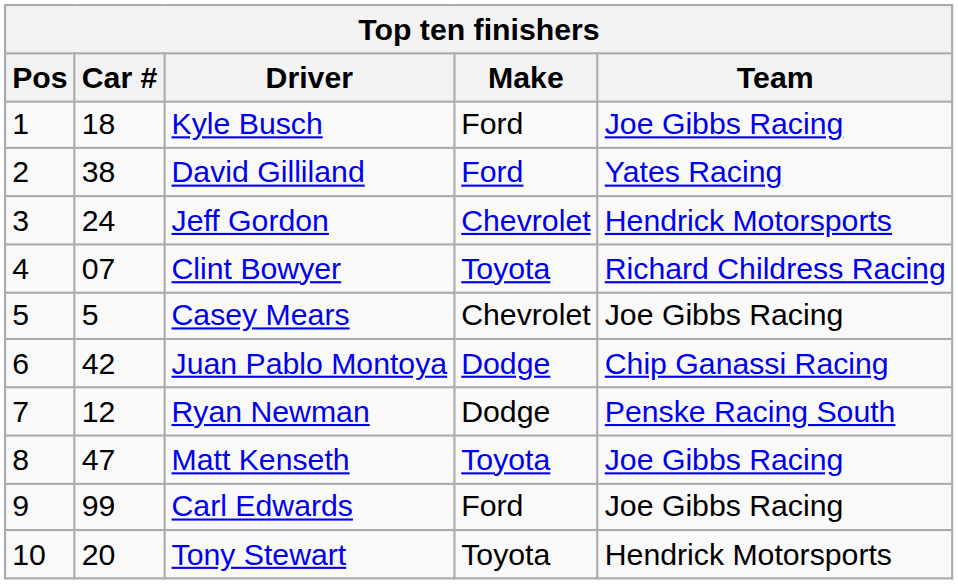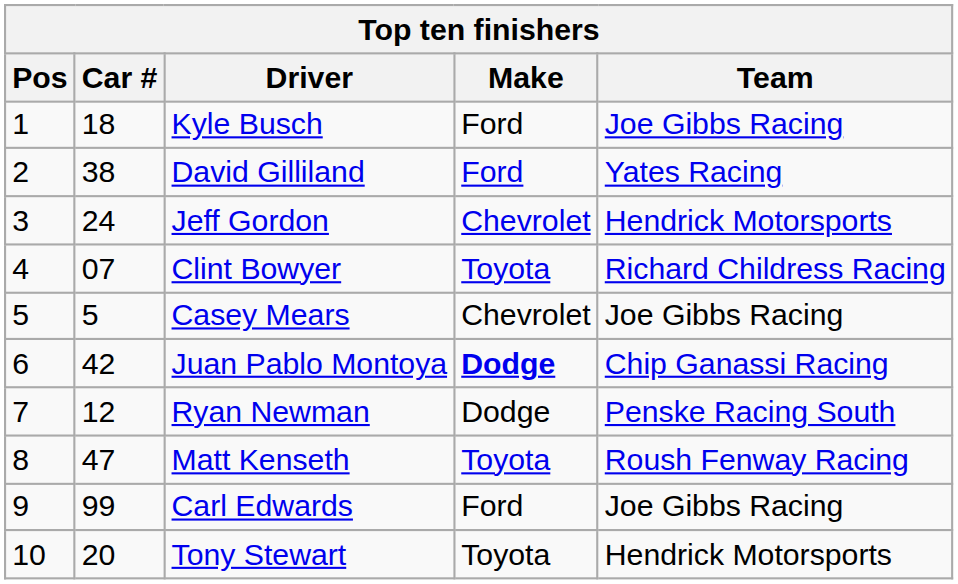(506, 364) normal -> (508, 364) bold
(724, 459) Joe Gibbs Racing -> (757, 459) Roush Fenway Racing
